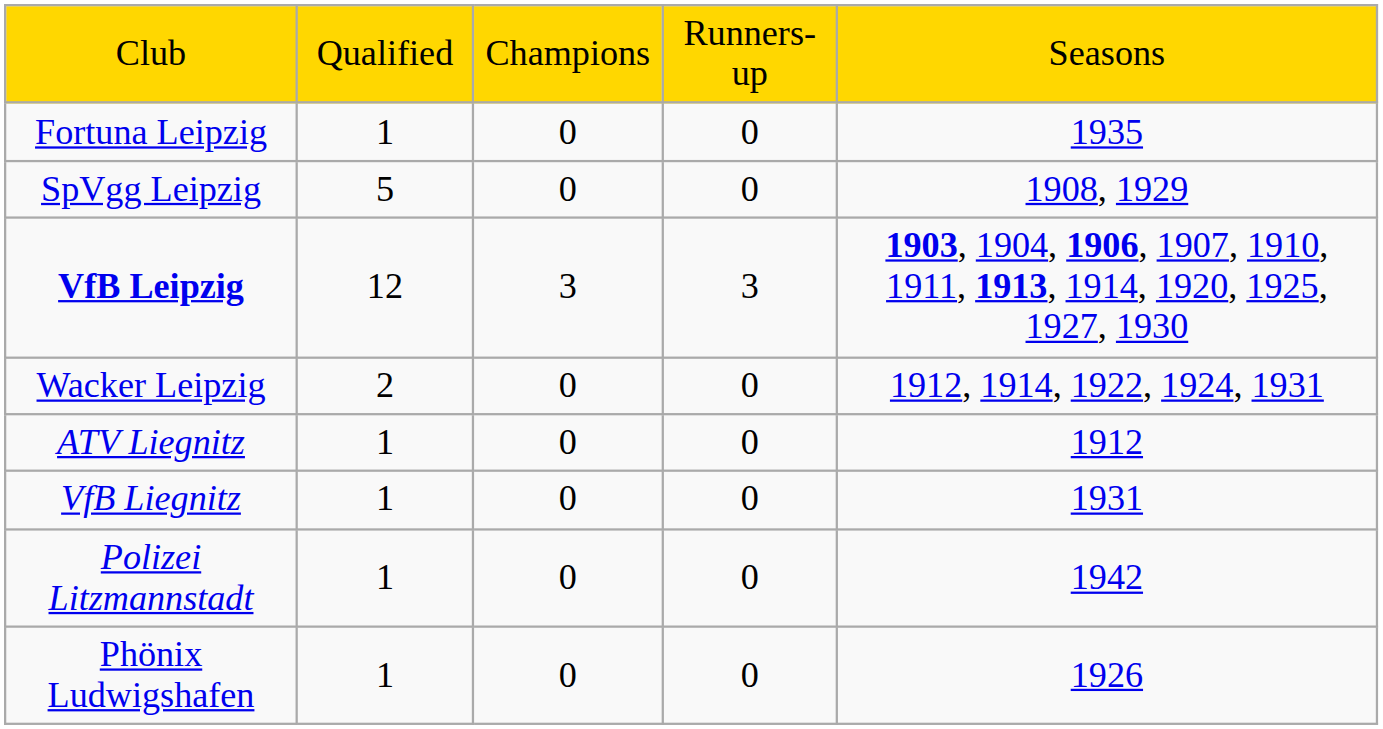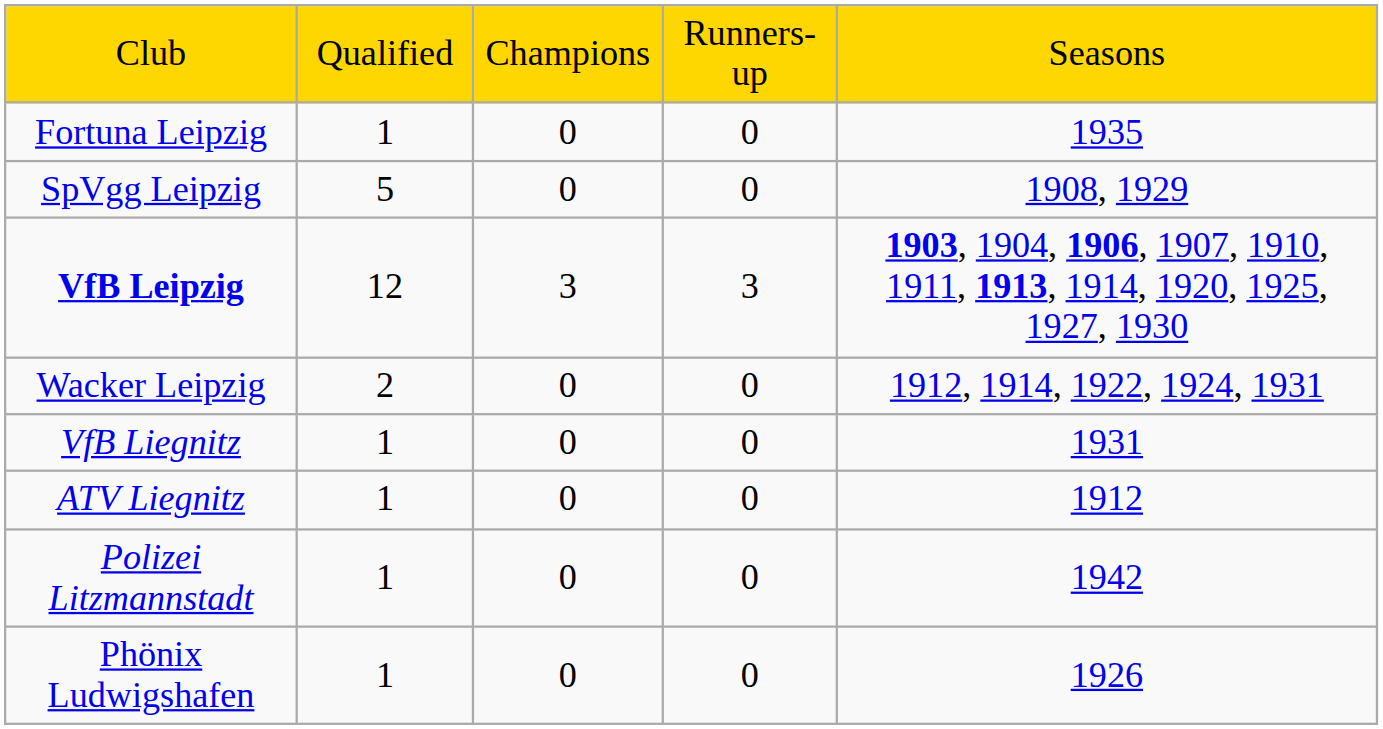rows swapped: (151, 441) <-> (151, 499)
